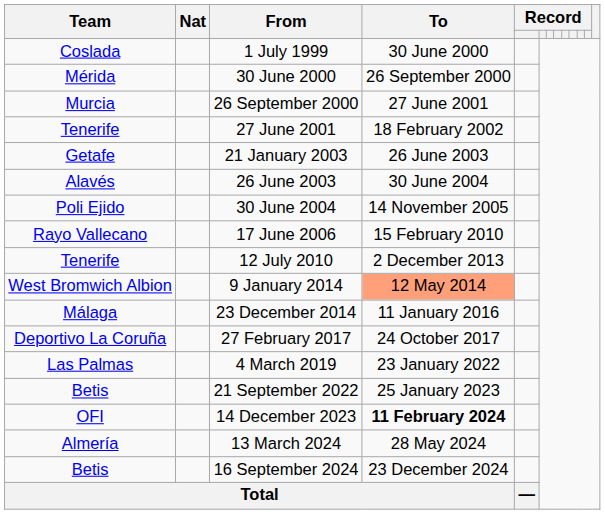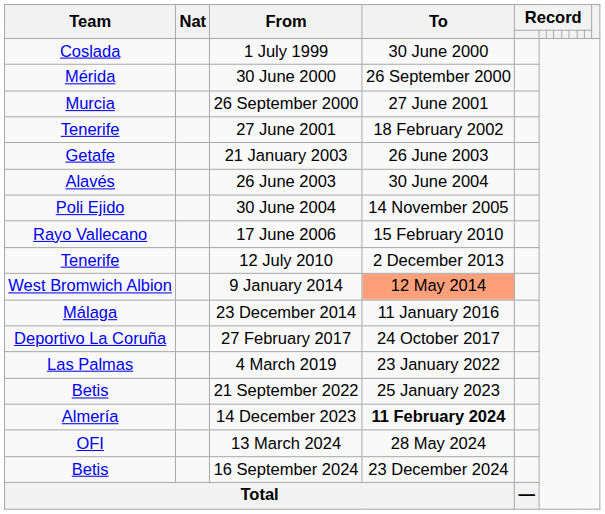(90, 417) OFI -> (90, 417) Almería
(90, 443) Almería -> (90, 443) OFI
